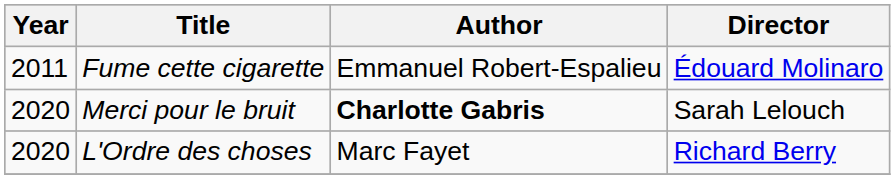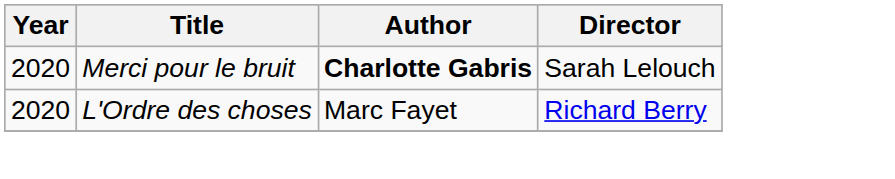- row: (203, 67)
